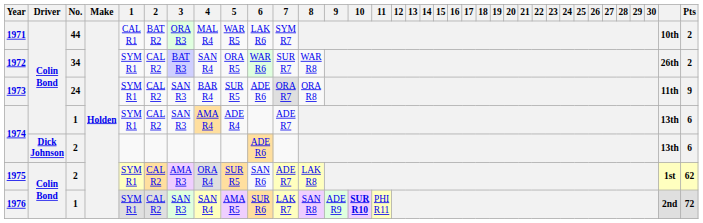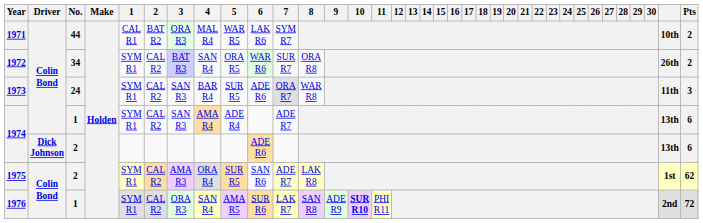(311, 63) WAR R8 -> (311, 63) ORA R8
(311, 91) ORA R8 -> (311, 91) WAR R8
(690, 91) 9 -> (690, 91) 3
(181, 204) SAN R3 -> (181, 204) ORA R3
